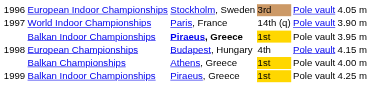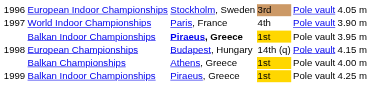(274, 23) 14th (q) -> (264, 23) 4th
(264, 50) 4th -> (274, 50) 14th (q)
